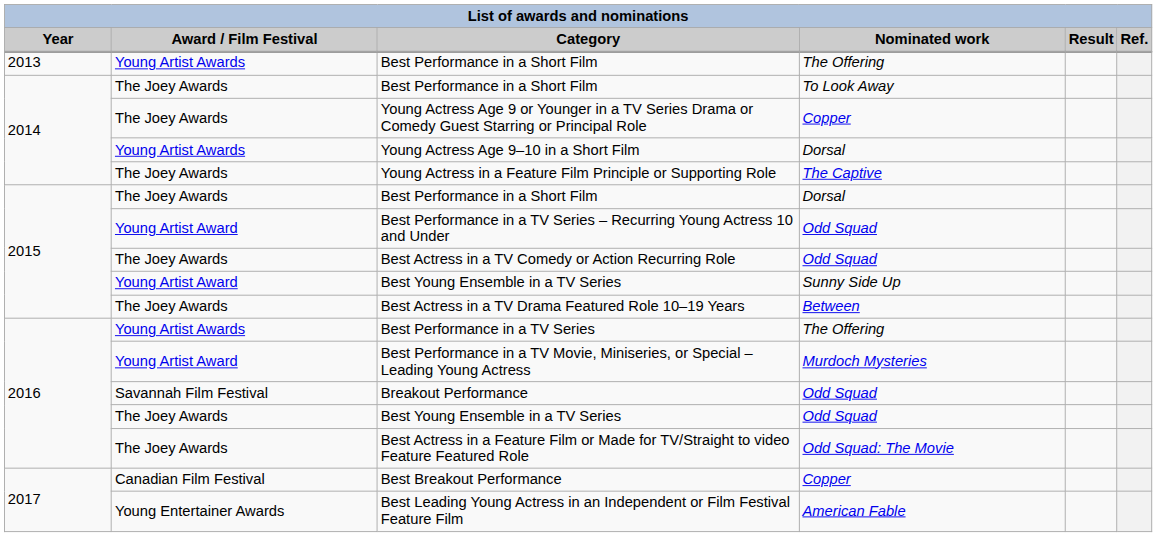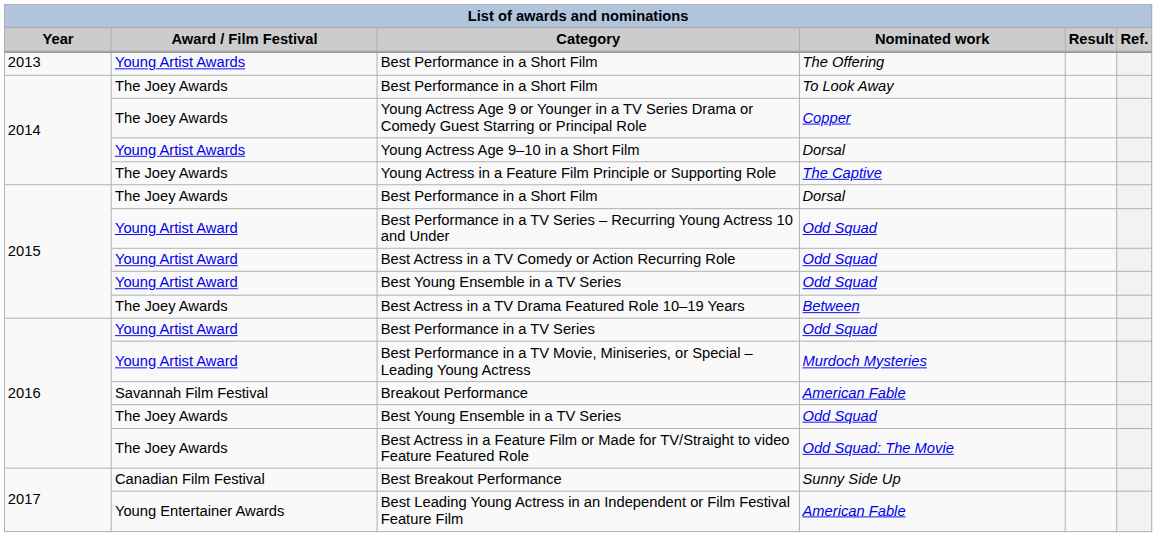(171, 259) The Joey Awards -> (176, 259) Young Artist Award
(852, 283) Sunny Side Up -> (840, 283) Odd Squad
(180, 329) Young Artist Awards -> (176, 329) Young Artist Award
(843, 329) The Offering -> (840, 329) Odd Squad
(840, 393) Odd Squad -> (854, 393) American Fable
(827, 479) Copper -> (852, 479) Sunny Side Up
